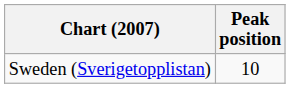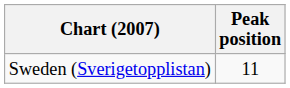(250, 68) 10 -> (250, 68) 11
